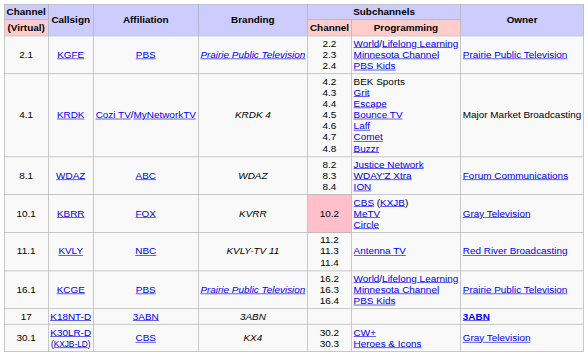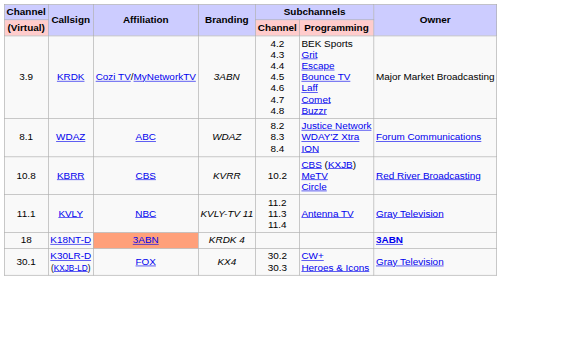- row: (71, 54)
(26, 115) 4.1 -> (26, 77) 3.9
(253, 115) KRDK 4 -> (227, 77) 3ABN
(26, 213) 10.1 -> (26, 175) 10.8
(146, 213) FOX -> (146, 175) CBS
(329, 213) pink background -> (277, 175) no background
(497, 213) Gray Television -> (428, 175) Red River Broadcasting
(515, 251) Red River Broadcasting -> (410, 213) Gray Television
- row: (71, 289)
(26, 316) 17 -> (26, 240) 18
(146, 316) no background -> (146, 240) lightsalmon background
(253, 316) 3ABN -> (227, 240) KRDK 4
(146, 338) CBS -> (146, 261) FOX
